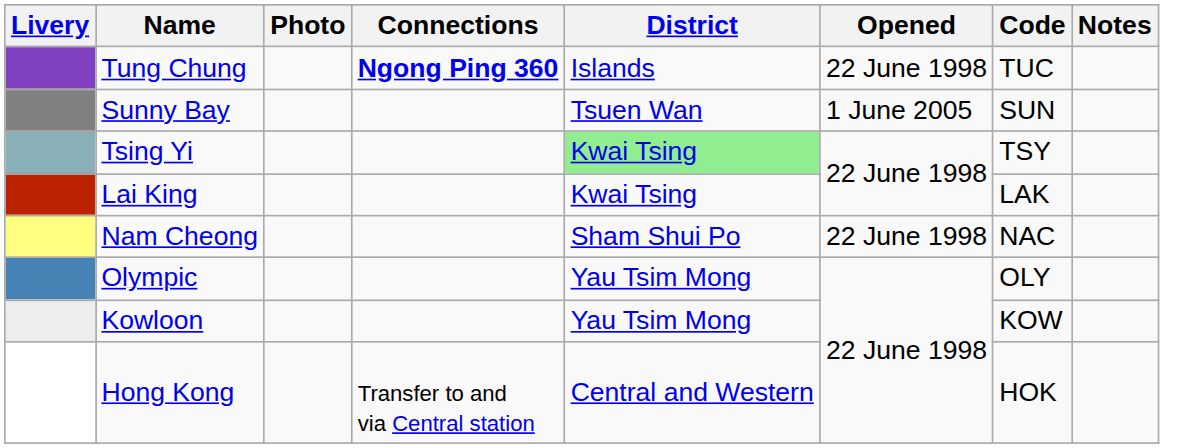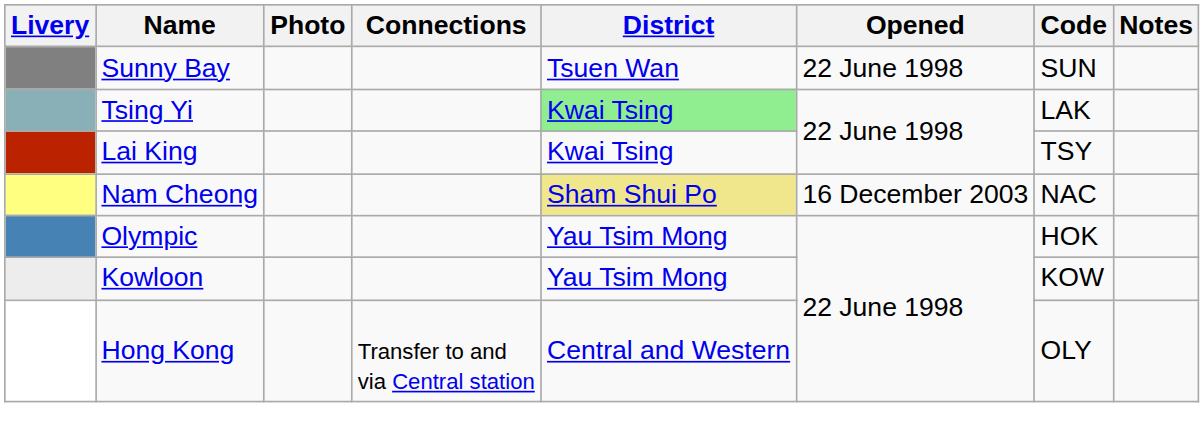- row: (174, 67)
(899, 109) 1 June 2005 -> (883, 67) 22 June 1998
(1025, 151) TSY -> (1066, 109) LAK
(1024, 194) LAK -> (1066, 151) TSY
(656, 236) no background -> (632, 194) khaki background
(906, 236) 22 June 1998 -> (915, 194) 16 December 2003
(1025, 278) OLY -> (1069, 236) HOK
(1028, 392) HOK -> (1066, 350) OLY
